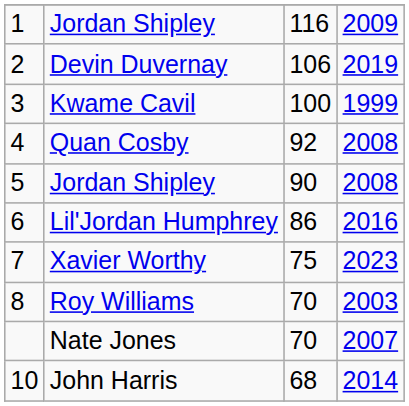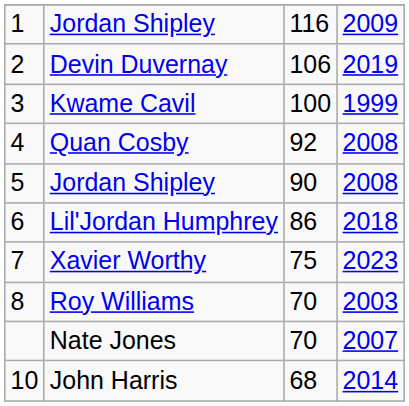(370, 222) 2016 -> (370, 222) 2018
